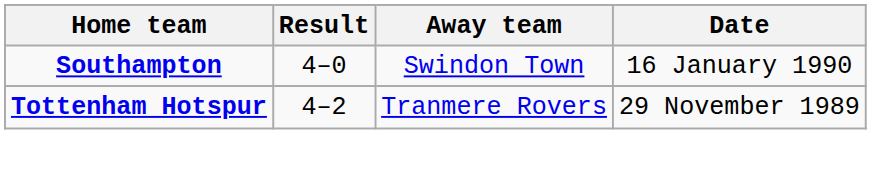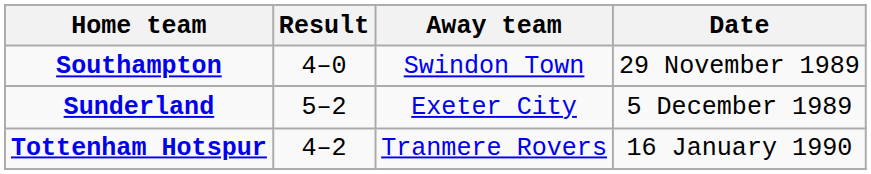(739, 66) 16 January 1990 -> (739, 66) 29 November 1989
+ row: (139, 107)
(739, 107) 29 November 1989 -> (739, 148) 16 January 1990
